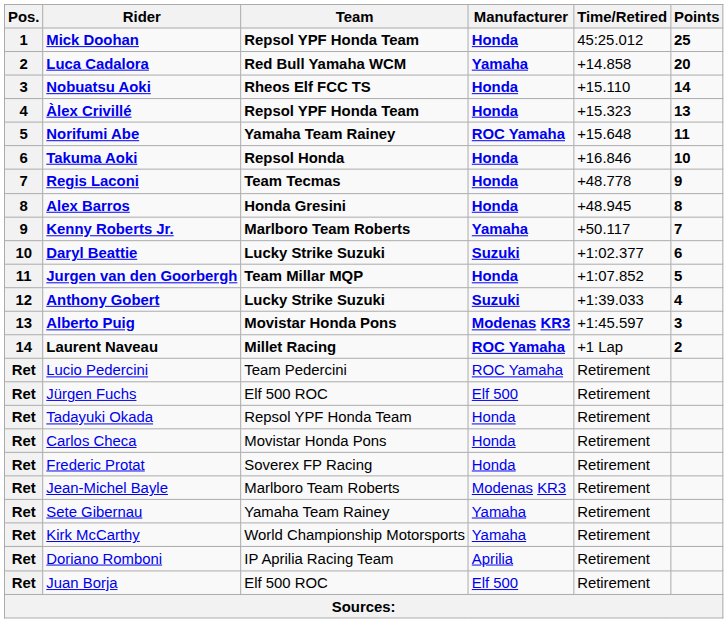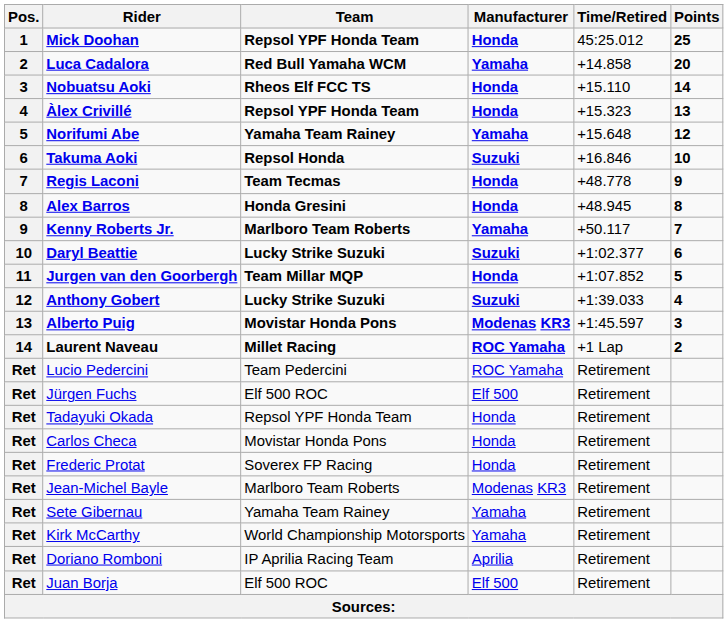(518, 134) ROC Yamaha -> (500, 134) Yamaha
(682, 134) 11 -> (682, 134) 12
(495, 158) Honda -> (496, 158) Suzuki
